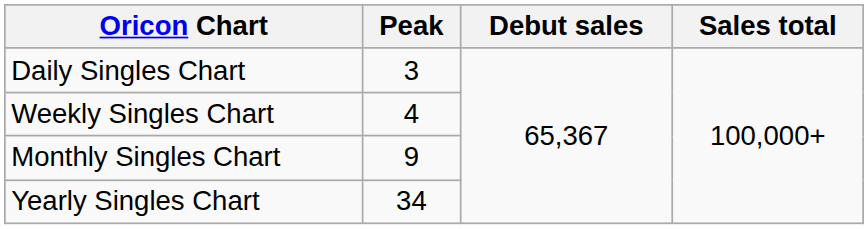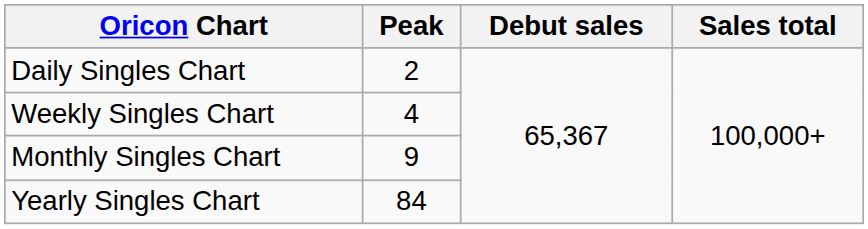(411, 69) 3 -> (411, 69) 2
(411, 200) 34 -> (411, 200) 84
